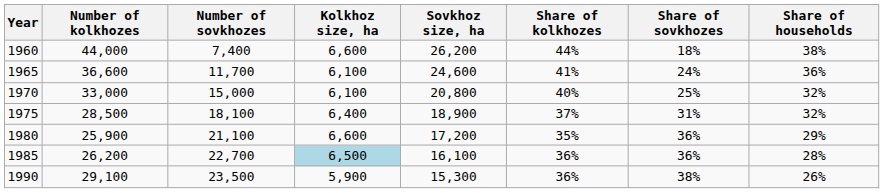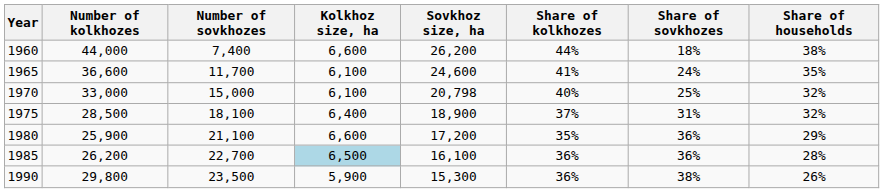(814, 72) 36% -> (814, 72) 35%
(454, 93) 20,800 -> (454, 93) 20,798
(105, 177) 29,100 -> (105, 177) 29,800
